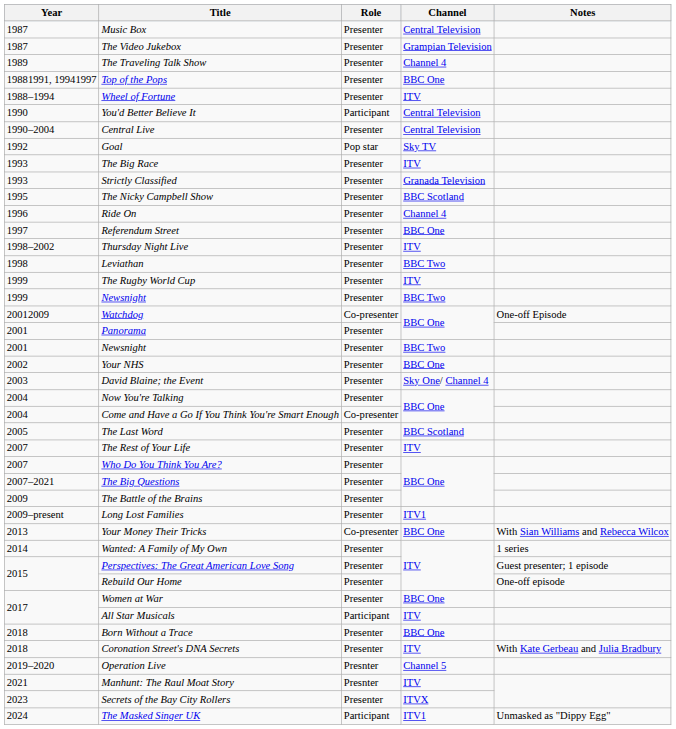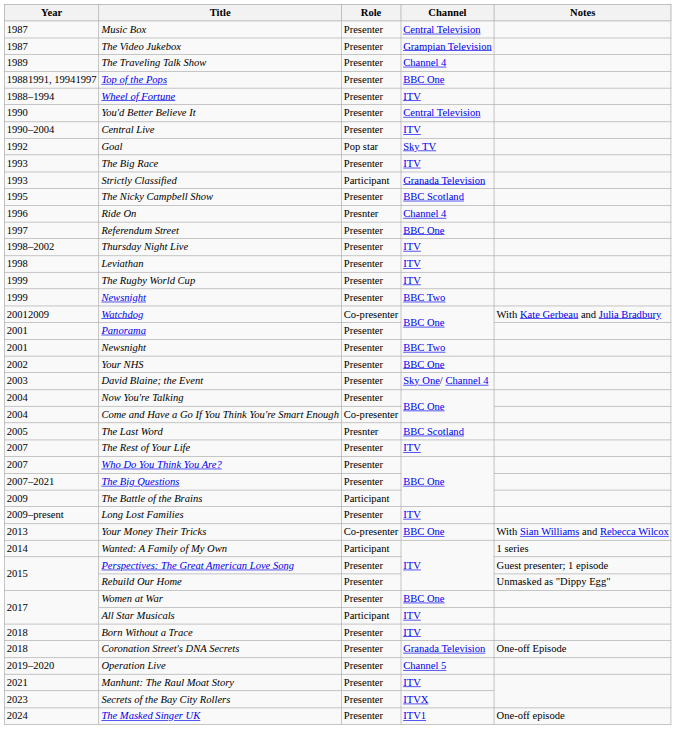(367, 113) Participant -> (363, 113) Presenter
(442, 130) Central Television -> (412, 130) ITV
(363, 180) Presenter -> (367, 180) Participant
(363, 213) Presenter -> (361, 213) Presnter
(424, 264) BBC Two -> (412, 264) ITV
(532, 314) One-off Episode -> (579, 314) With Kate Gerbeau and Julia Bradbury
(363, 431) Presenter -> (361, 431) Presnter
(363, 498) Presenter -> (367, 498) Participant
(415, 515) ITV1 -> (412, 515) ITV
(363, 548) Presenter -> (367, 548) Participant
(531, 582) One-off episode -> (554, 582) Unmasked as "Dippy Egg"
(424, 632) BBC One -> (412, 632) ITV
(412, 649) ITV -> (444, 649) Granada Television
(579, 649) With Kate Gerbeau and Julia Bradbury -> (532, 649) One-off Episode
(361, 666) Presnter -> (363, 666) Presenter
(361, 682) Presnter -> (363, 682) Presenter
(367, 716) Participant -> (363, 716) Presenter
(554, 716) Unmasked as "Dippy Egg" -> (531, 716) One-off episode
